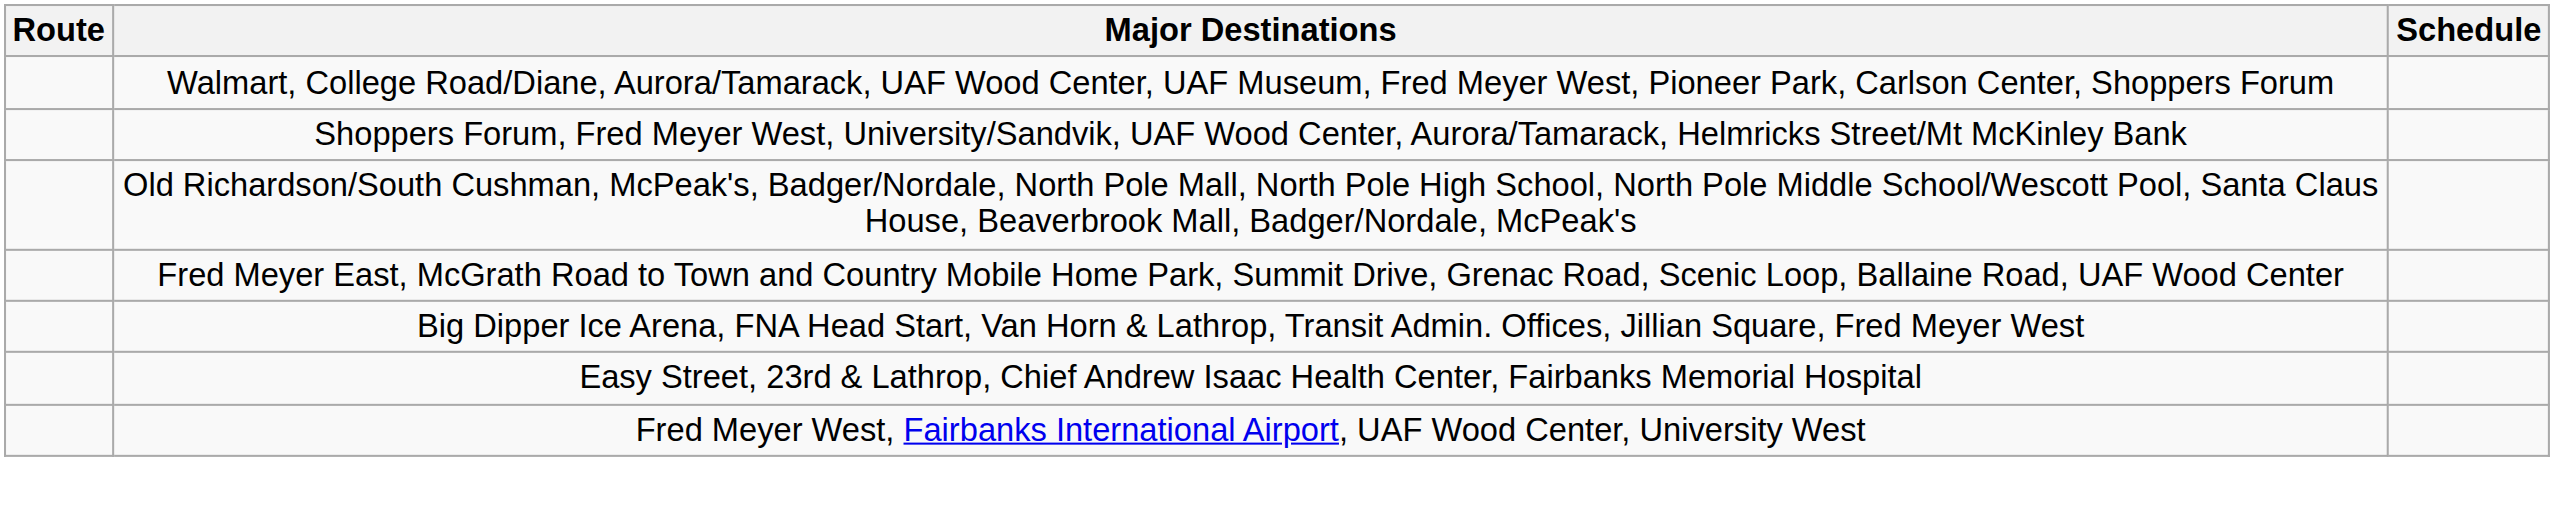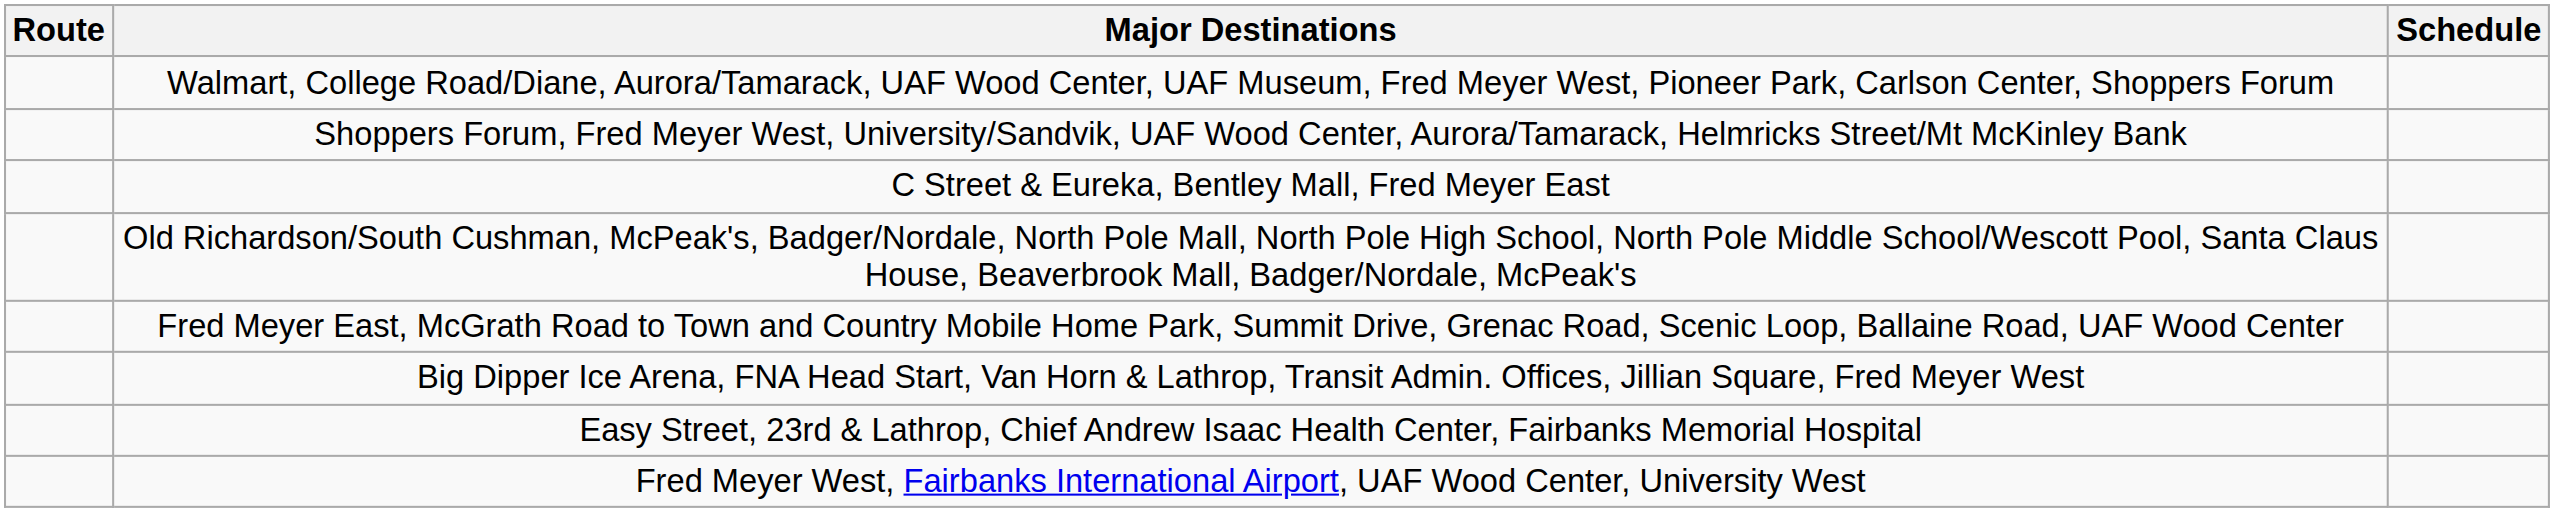+ row: (1251, 185)
